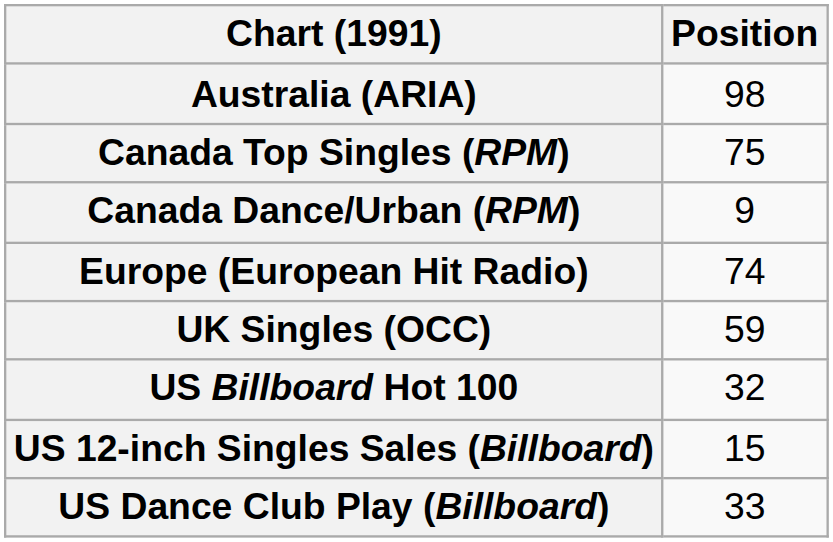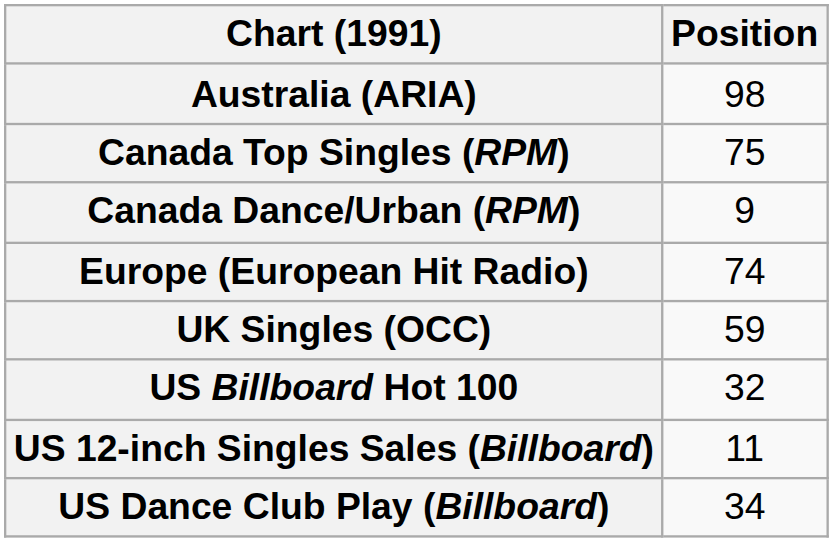(745, 447) 15 -> (745, 447) 11
(745, 507) 33 -> (745, 507) 34
